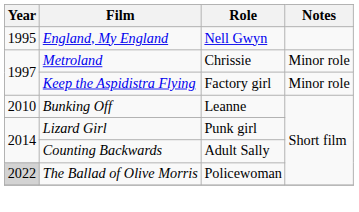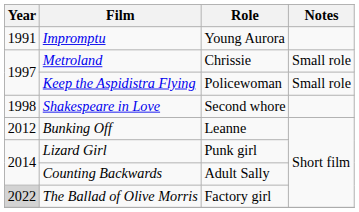+ row: (74, 38)
- row: (105, 38)
(319, 60) Minor role -> (321, 60) Small role
(238, 83) Factory girl -> (243, 83) Policewoman
(319, 83) Minor role -> (321, 83) Small role
+ row: (101, 106)
(22, 106) 2010 -> (22, 128) 2012
(243, 173) Policewoman -> (238, 196) Factory girl
